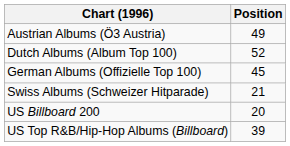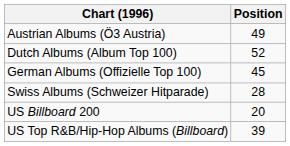(258, 92) 21 -> (258, 92) 28
